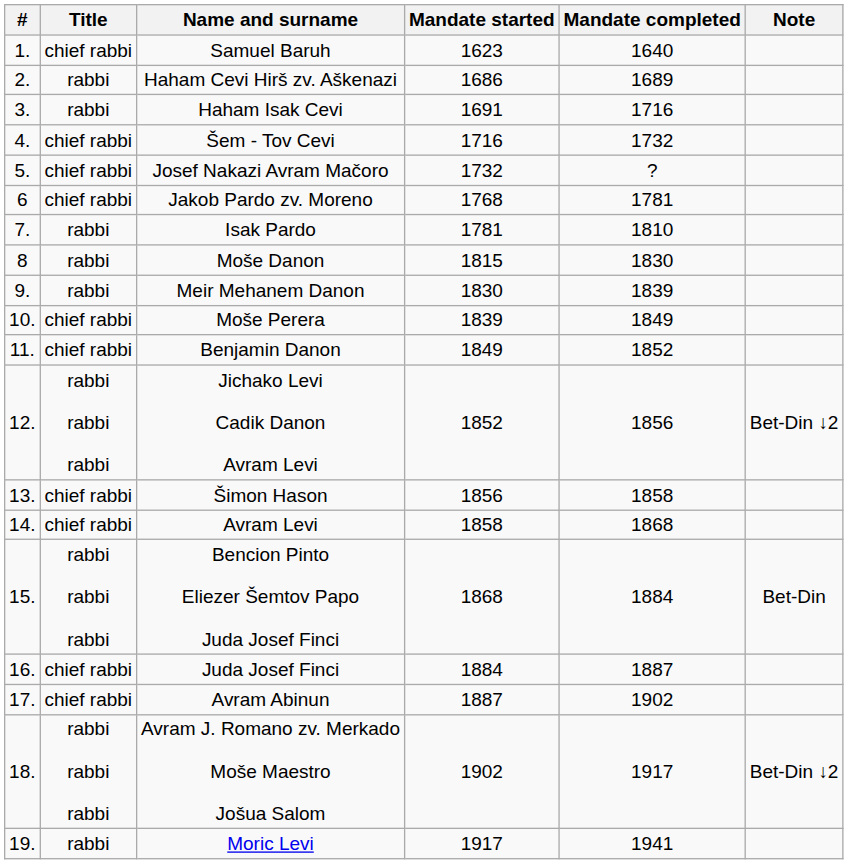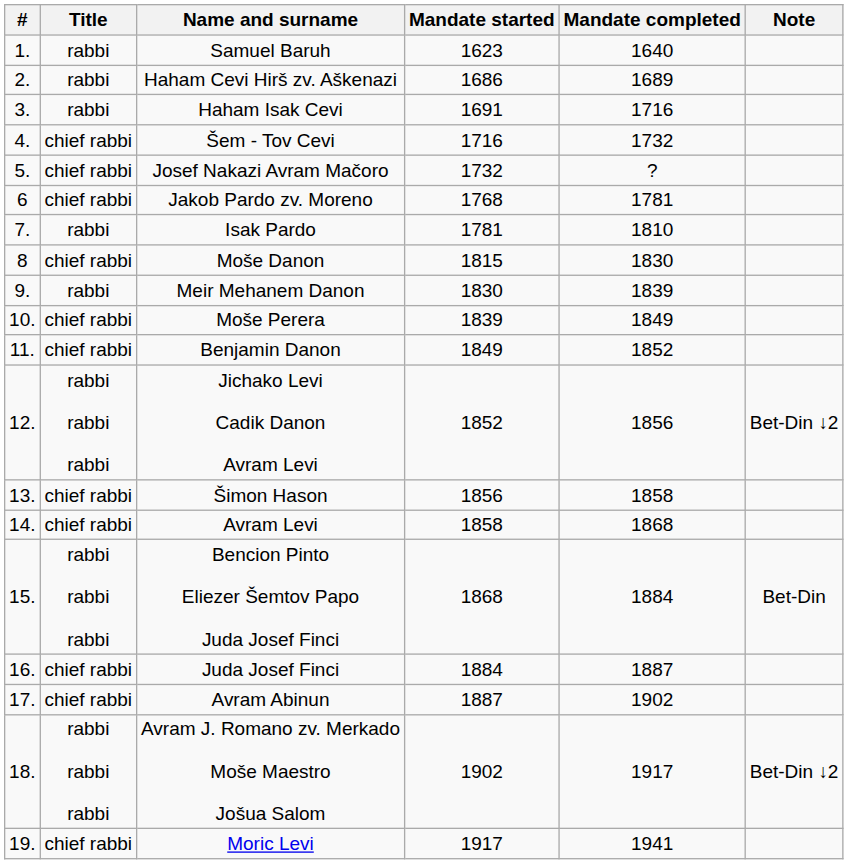(88, 50) chief rabbi -> (88, 50) rabbi
(88, 260) rabbi -> (88, 260) chief rabbi
(88, 844) rabbi -> (88, 844) chief rabbi
